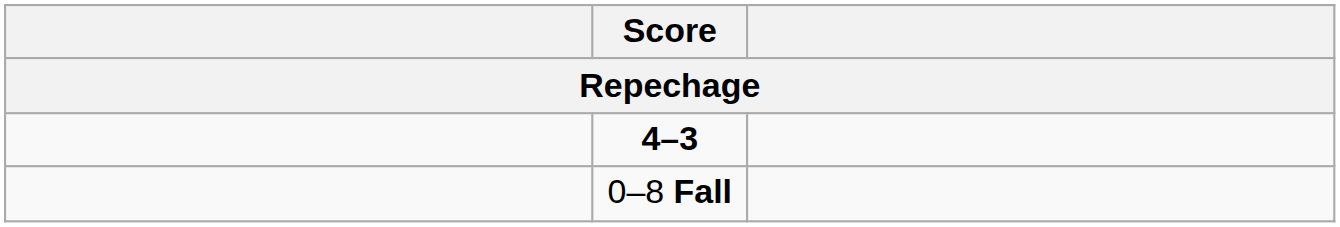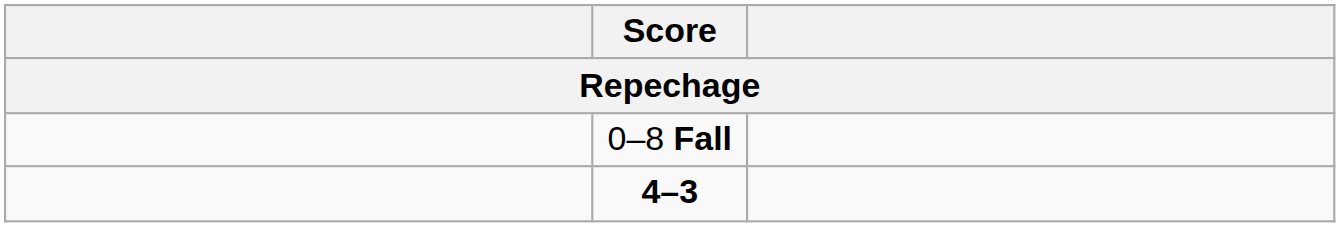rows swapped: (670, 138) <-> (670, 192)
